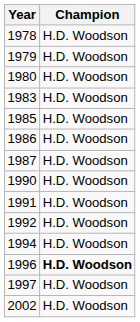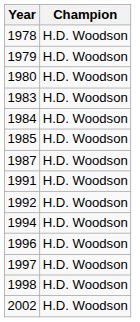+ row: (22, 118)
- row: (22, 139)
- row: (22, 181)
(87, 264) bold -> (85, 243) normal
+ row: (22, 285)
